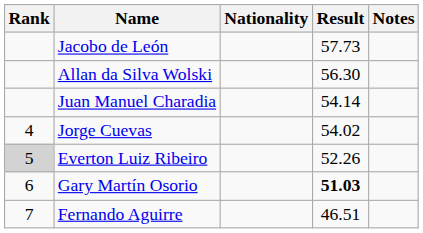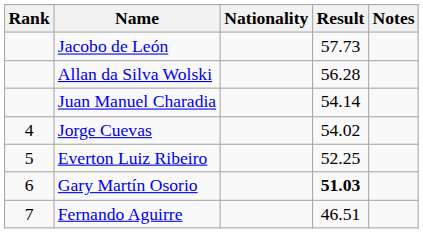(340, 74) 56.30 -> (340, 74) 56.28
(29, 158) lightgrey background -> (29, 158) no background
(340, 158) 52.26 -> (340, 158) 52.25
